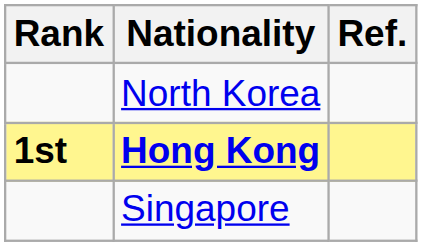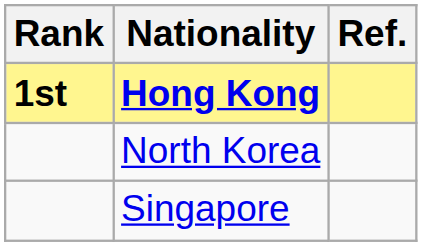rows swapped: (221, 151) <-> (221, 92)
